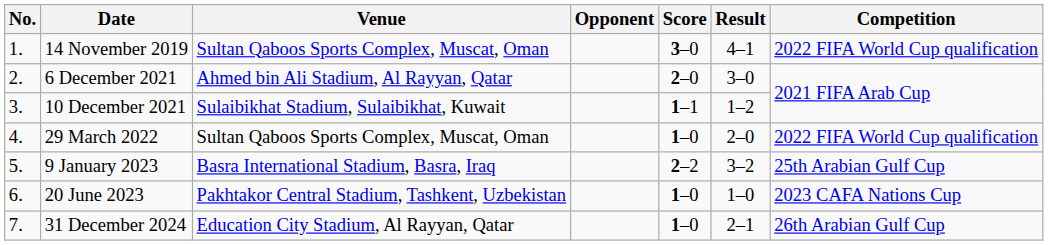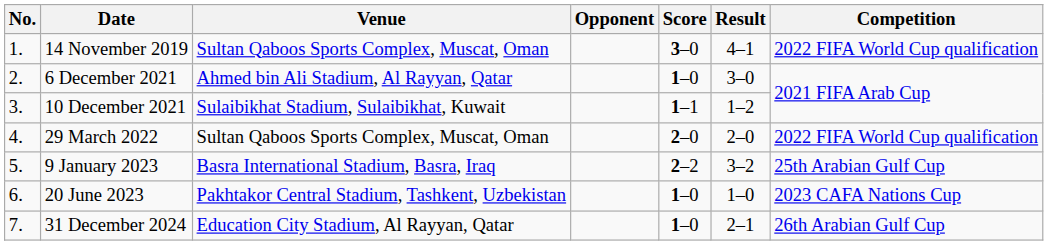(685, 78) 2–0 -> (685, 78) 1–0
(685, 136) 1–0 -> (685, 136) 2–0
